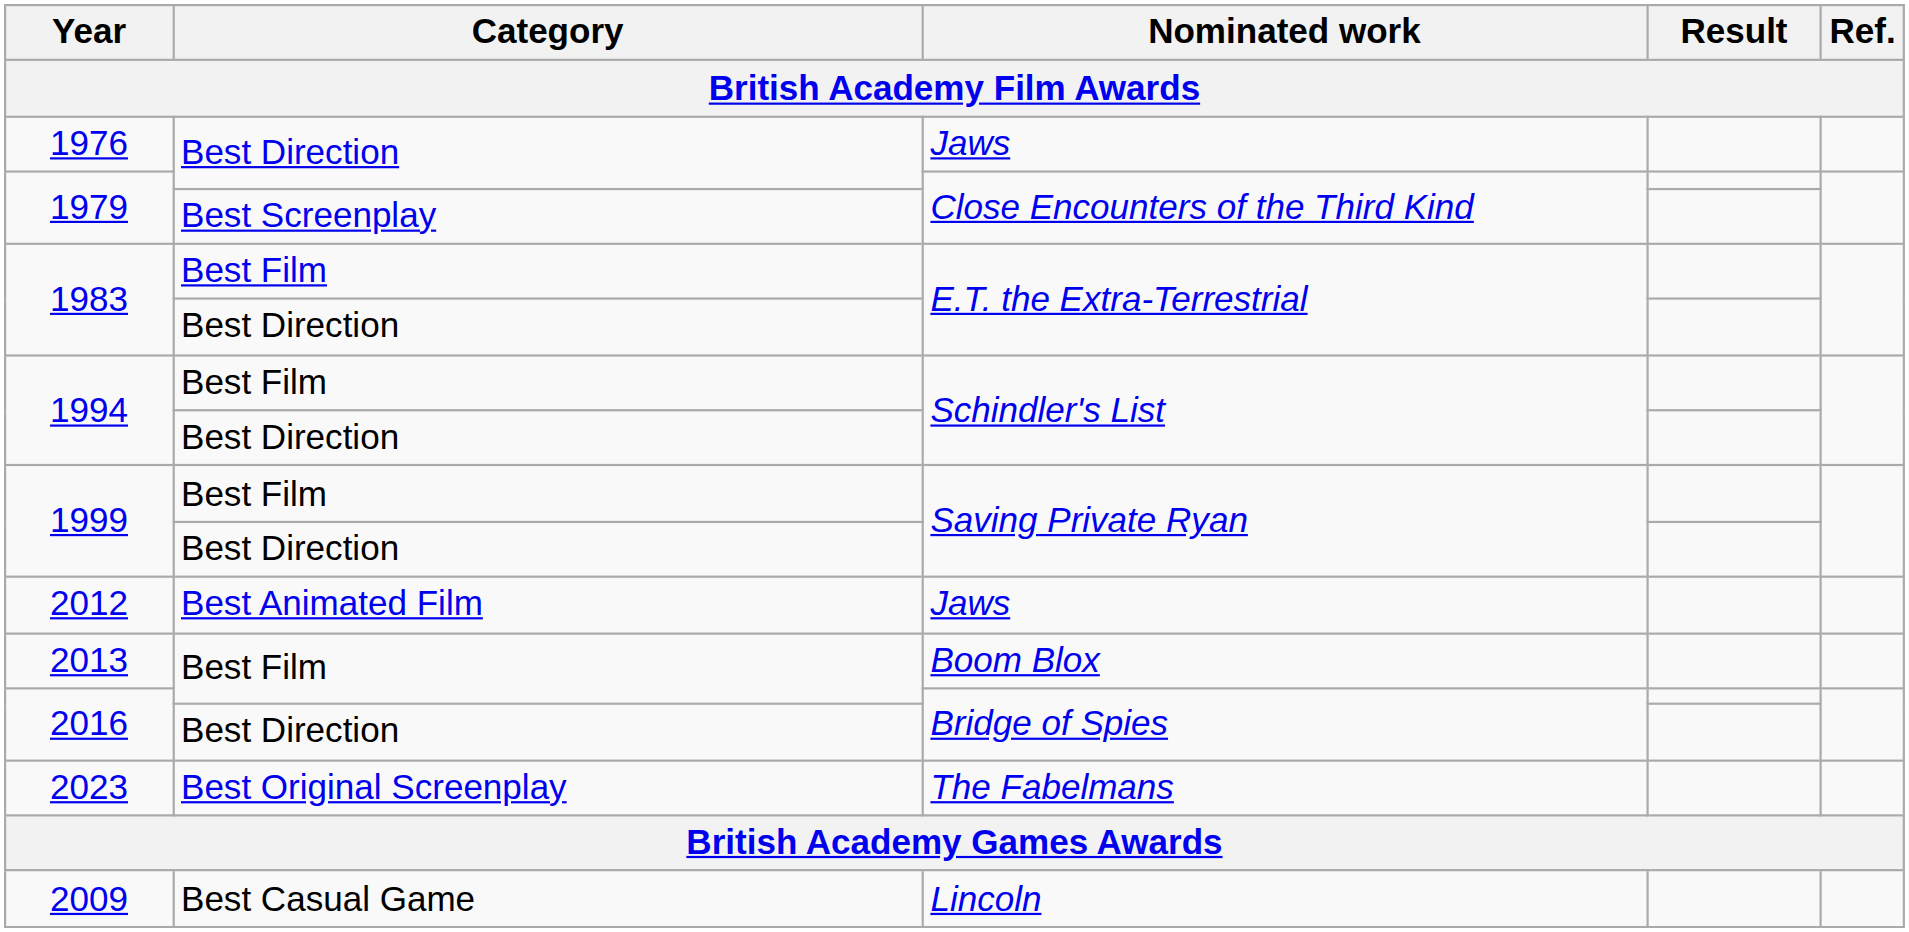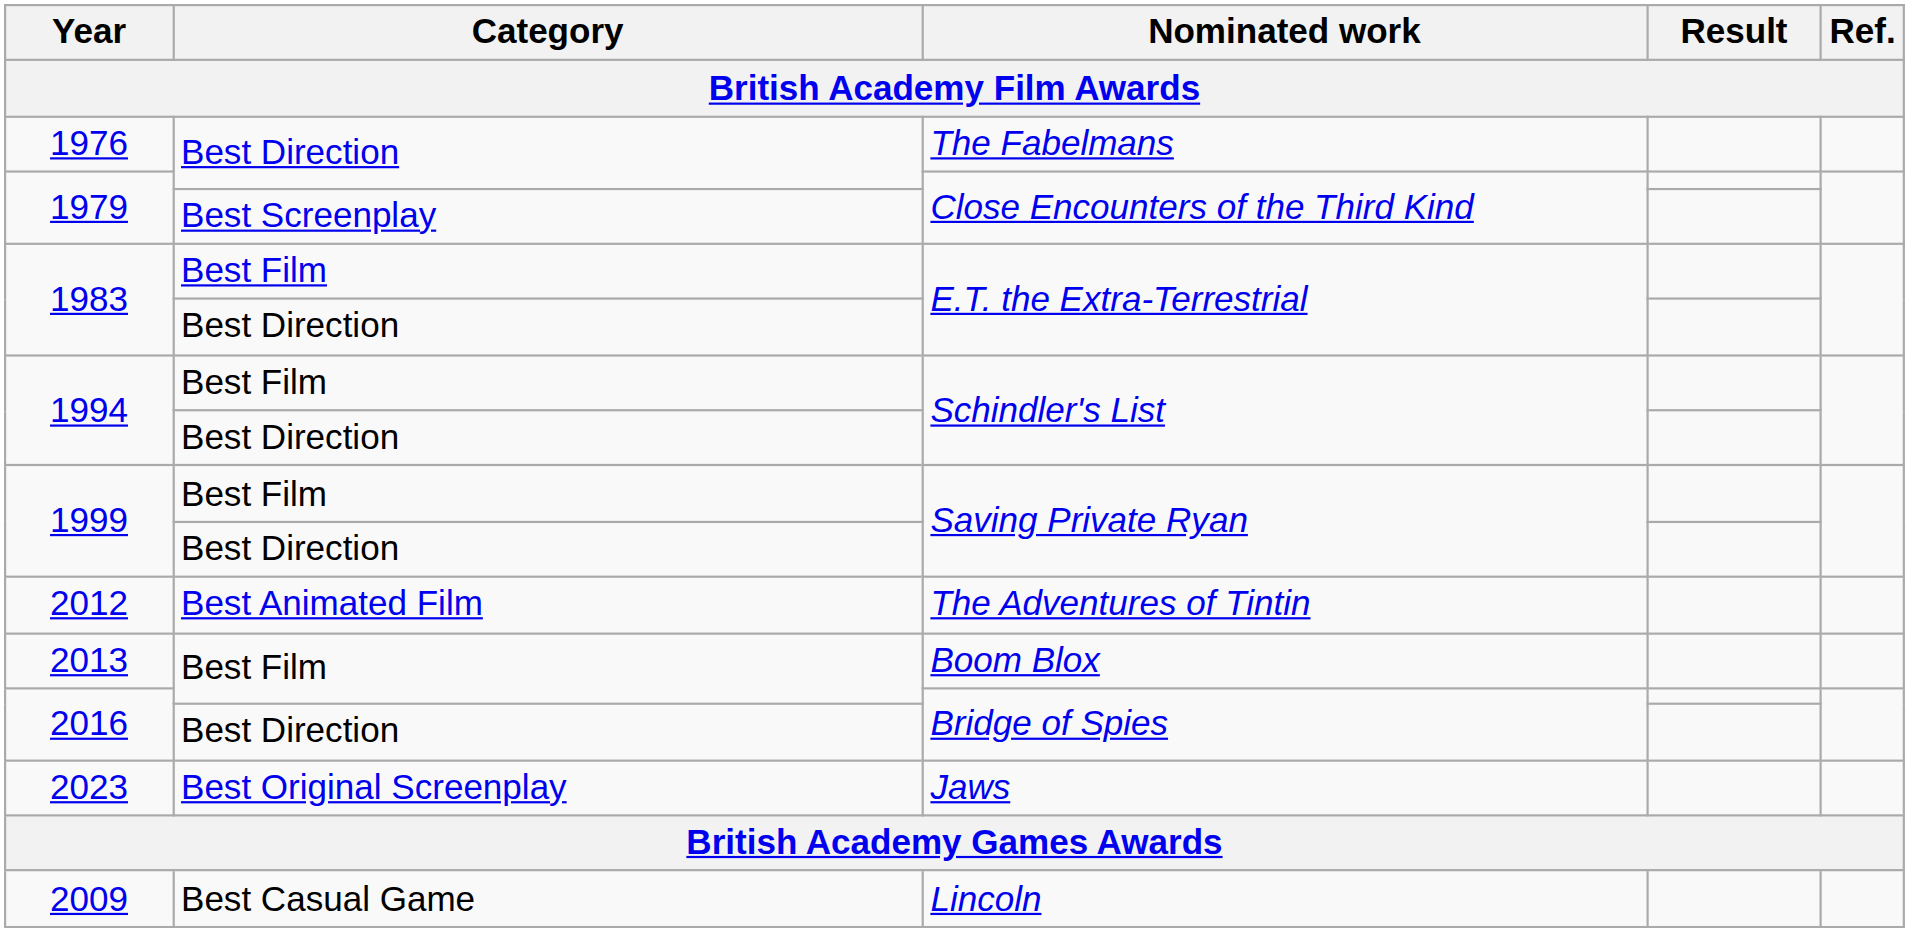(970, 143) Jaws -> (1052, 143) The Fabelmans
(970, 604) Jaws -> (1120, 604) The Adventures of Tintin
(1052, 787) The Fabelmans -> (970, 787) Jaws
